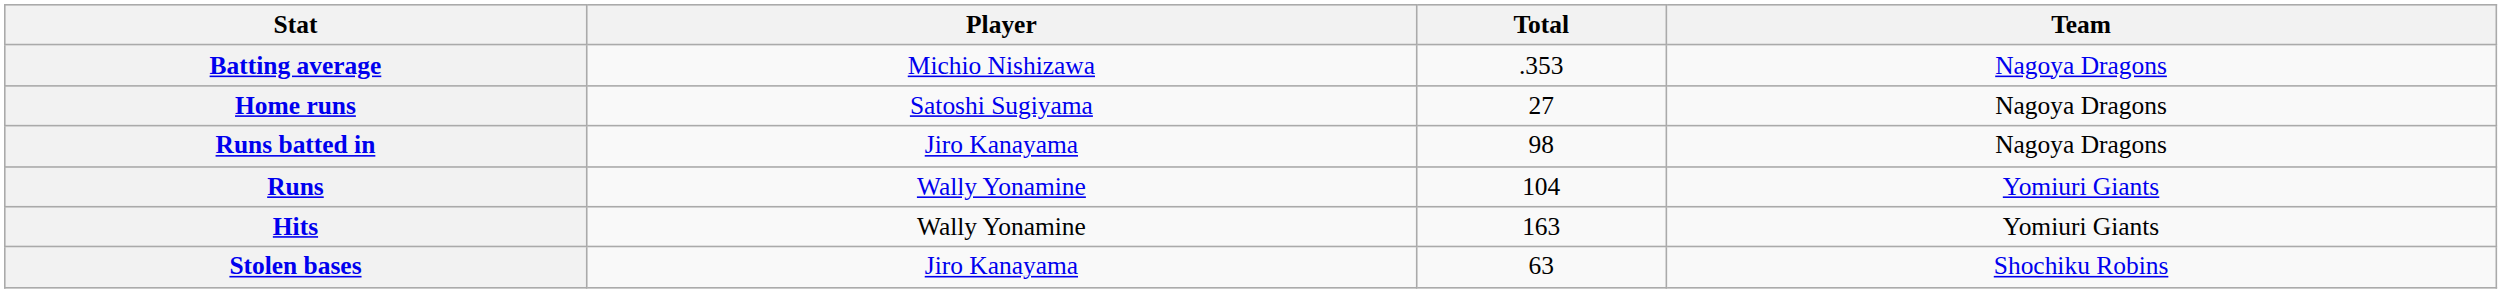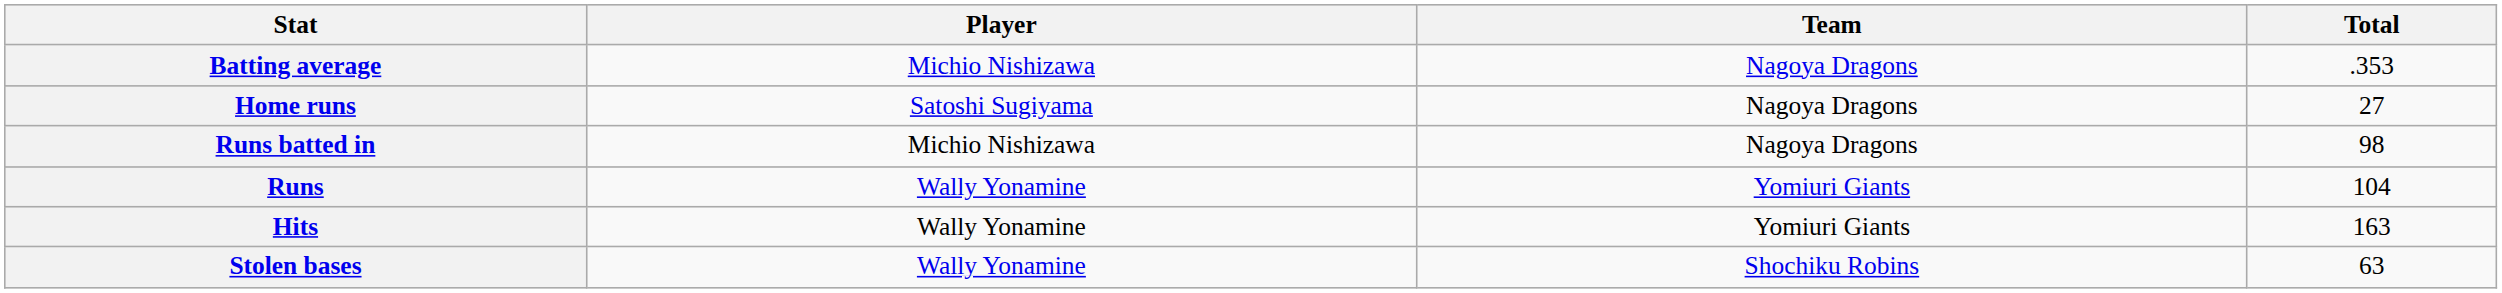columns swapped: (2081, 24) <-> (1541, 24)
(1001, 145) Jiro Kanayama -> (1001, 145) Michio Nishizawa
(1001, 266) Jiro Kanayama -> (1001, 266) Wally Yonamine
